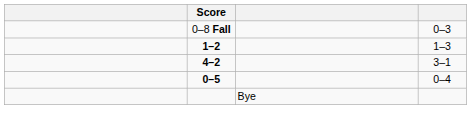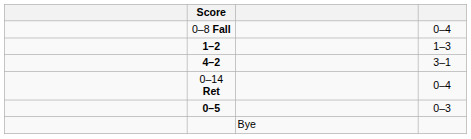(442, 29) 0–3 -> (442, 29) 0–4
+ row: (211, 85)
(442, 79) 0–4 -> (442, 108) 0–3
